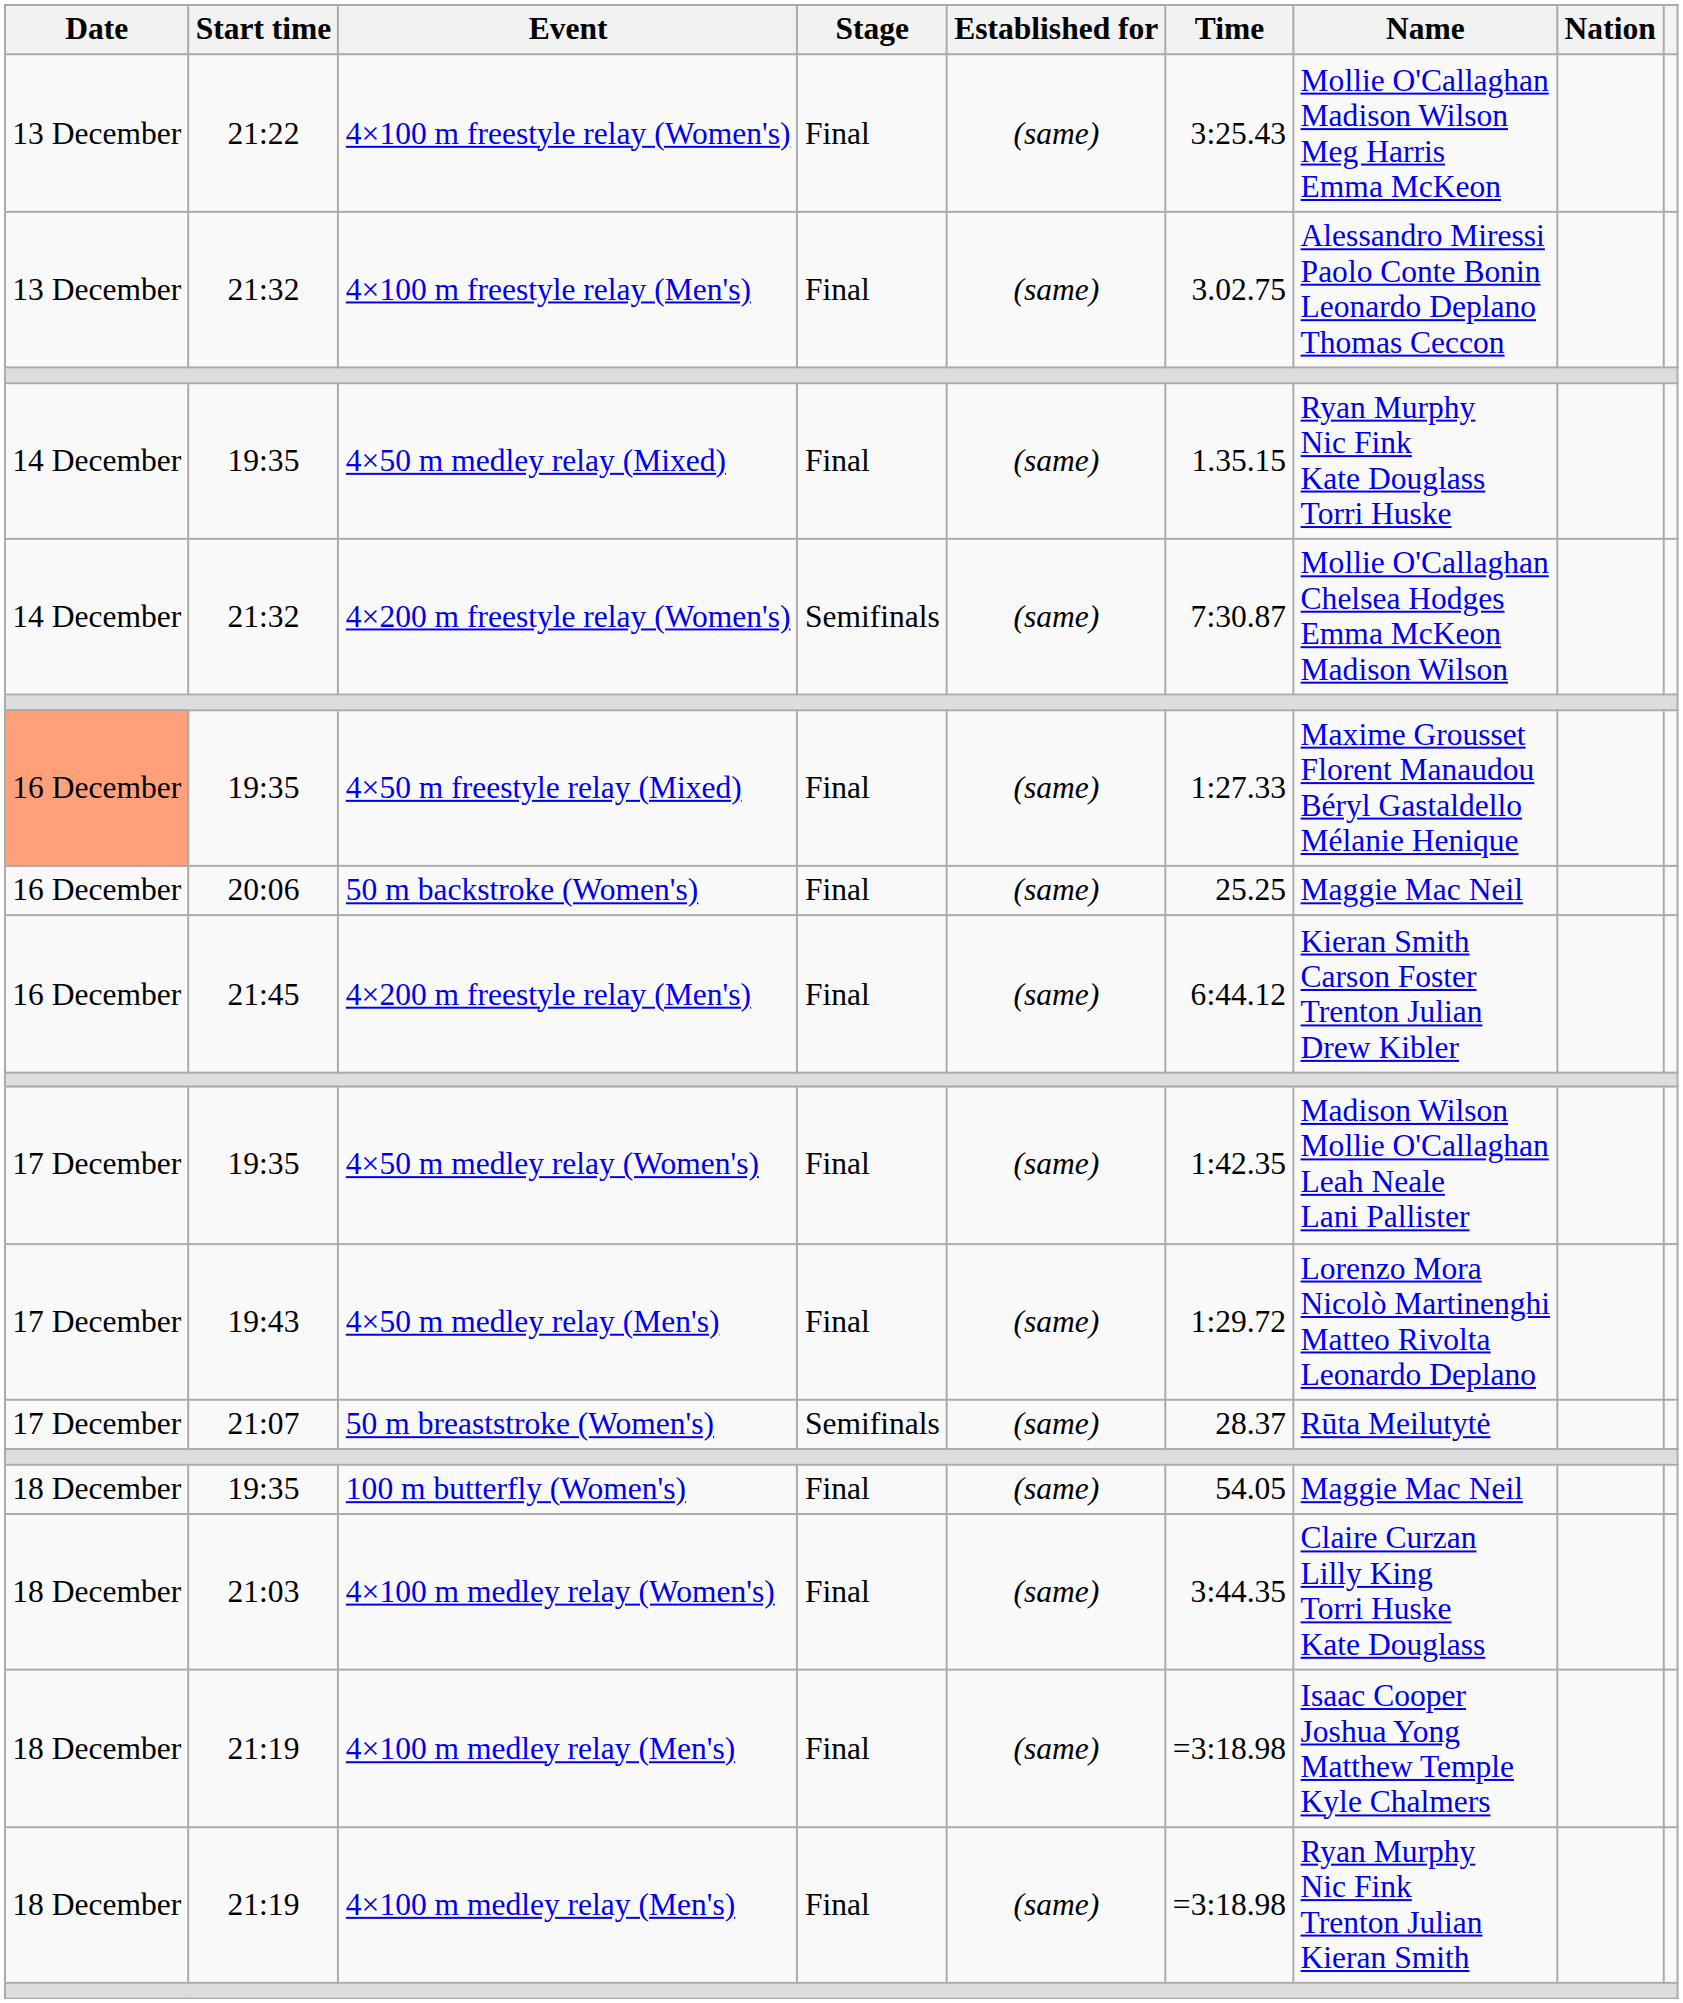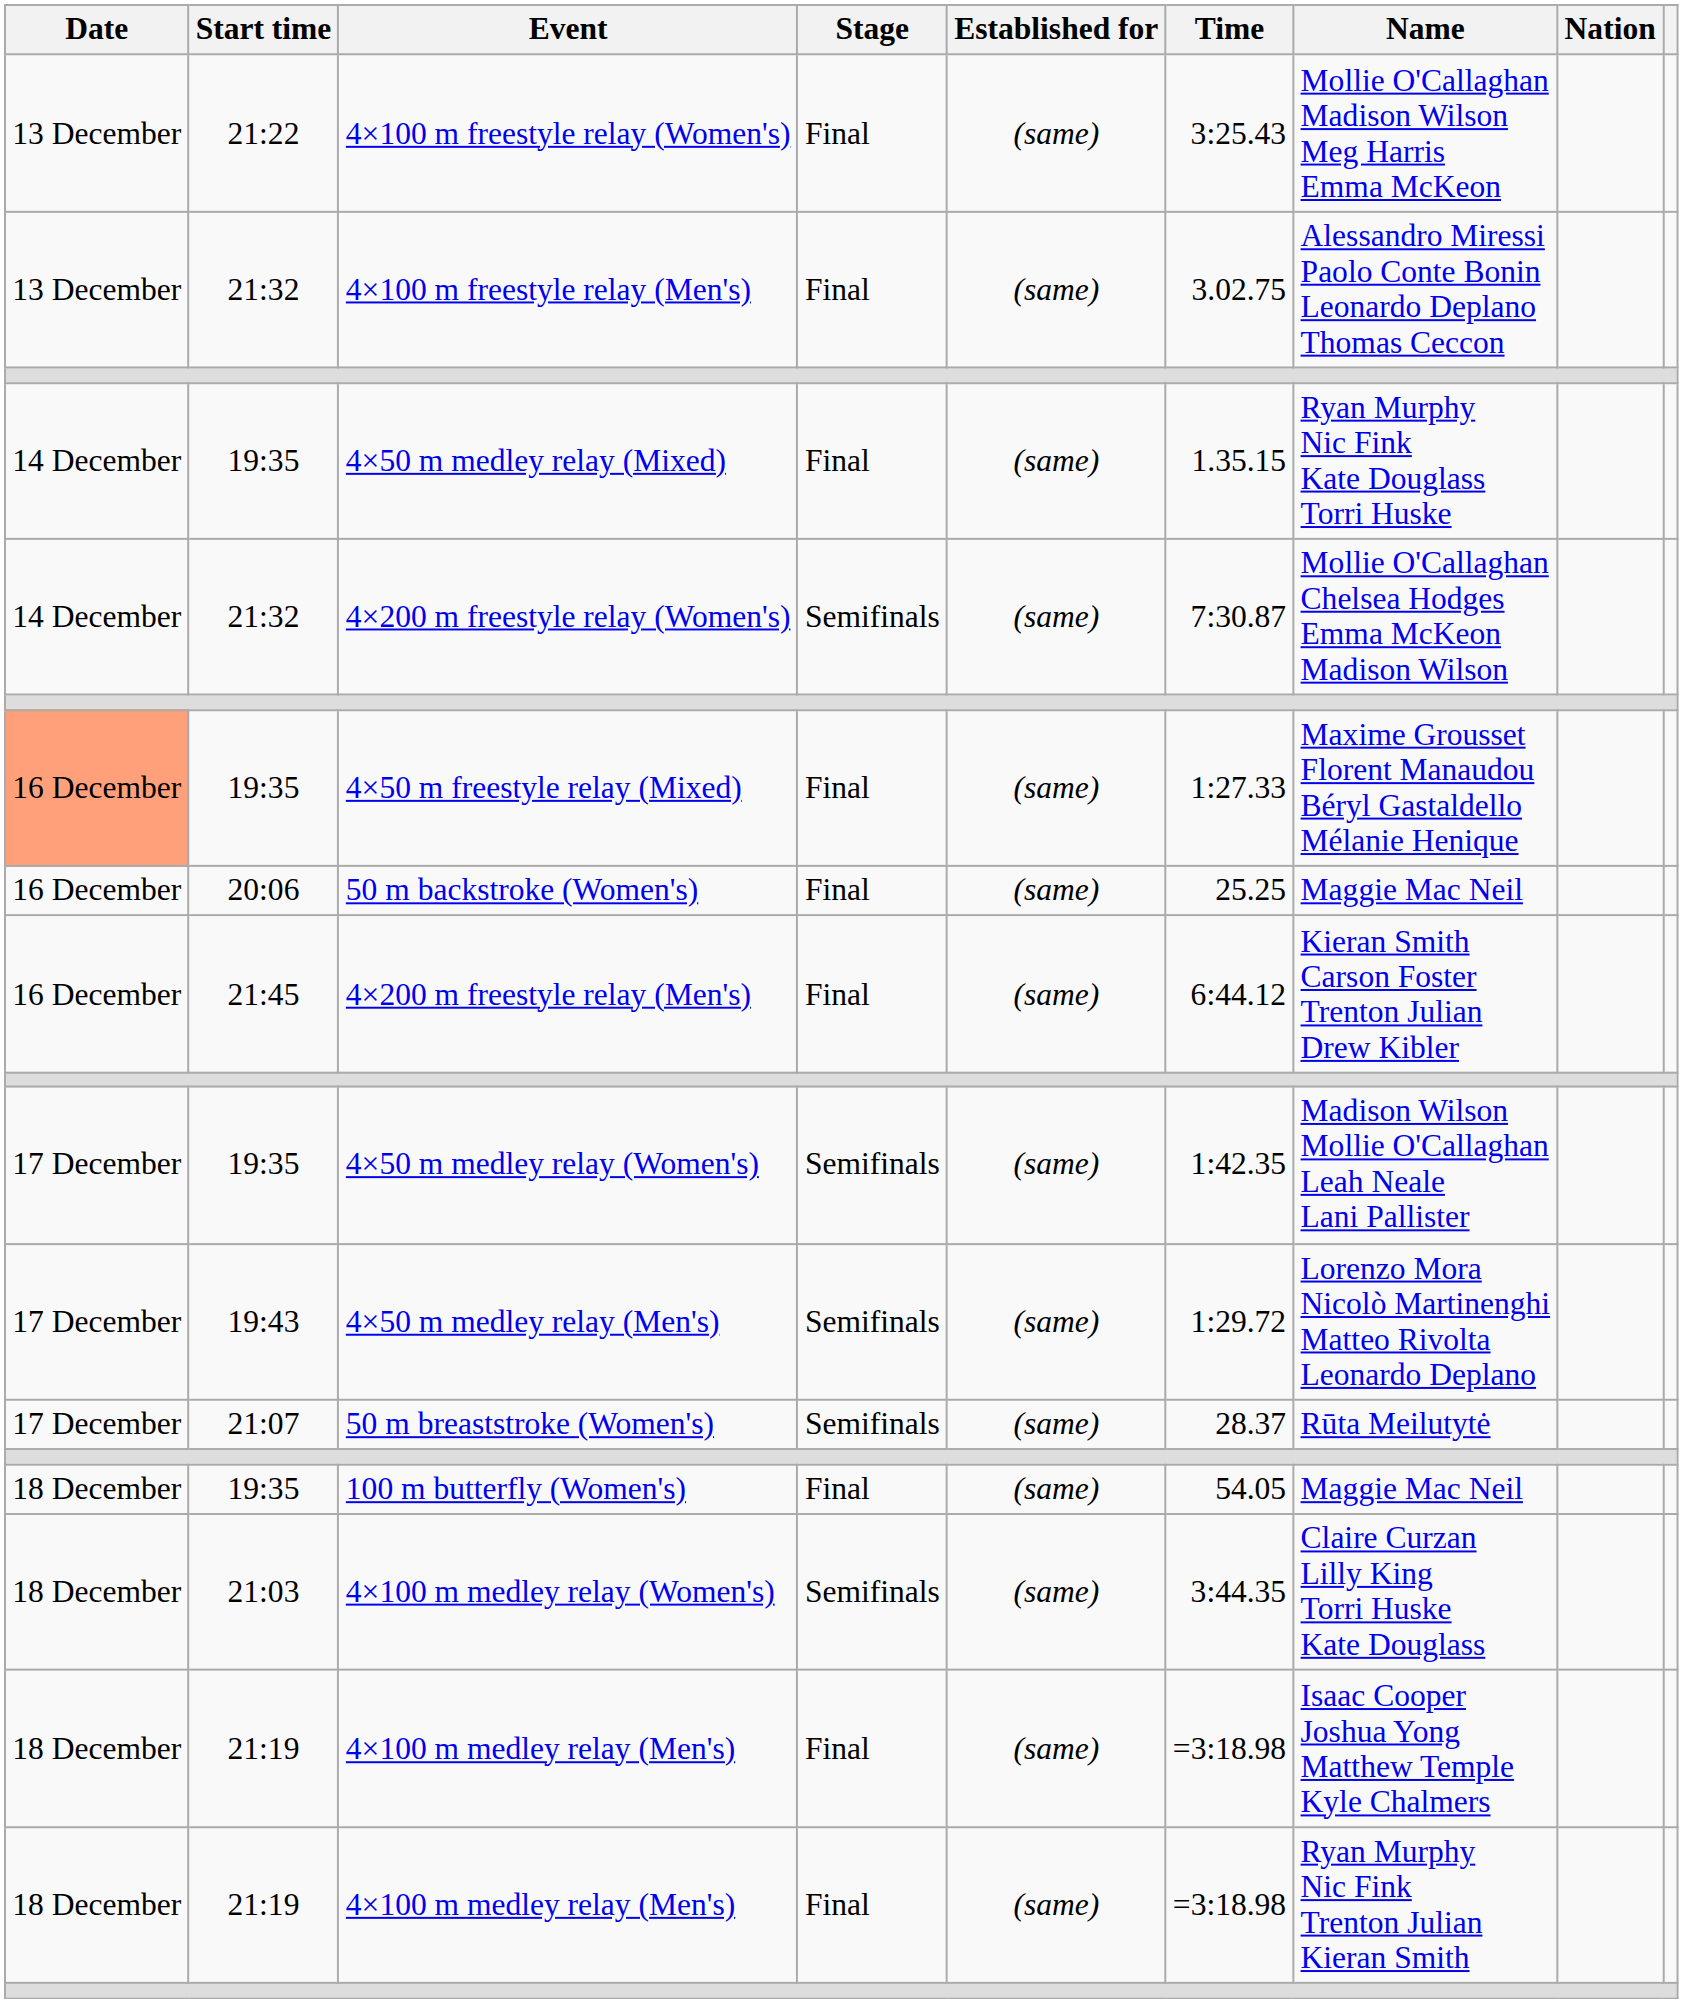(837, 1164) Final -> (872, 1164) Semifinals
(837, 1320) Final -> (872, 1320) Semifinals
(837, 1591) Final -> (872, 1591) Semifinals
